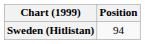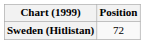(118, 30) 94 -> (118, 30) 72
